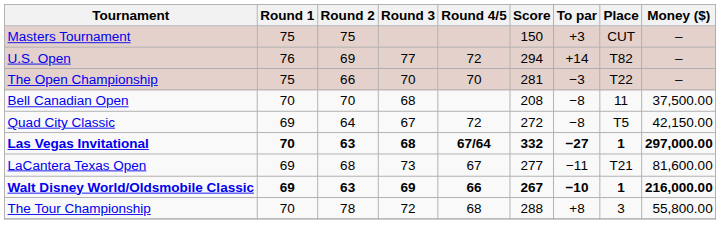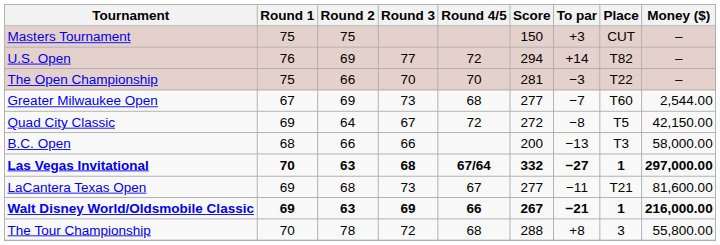+ row: (83, 101)
- row: (68, 101)
+ row: (39, 144)
(577, 187) −10 -> (577, 208) −21
